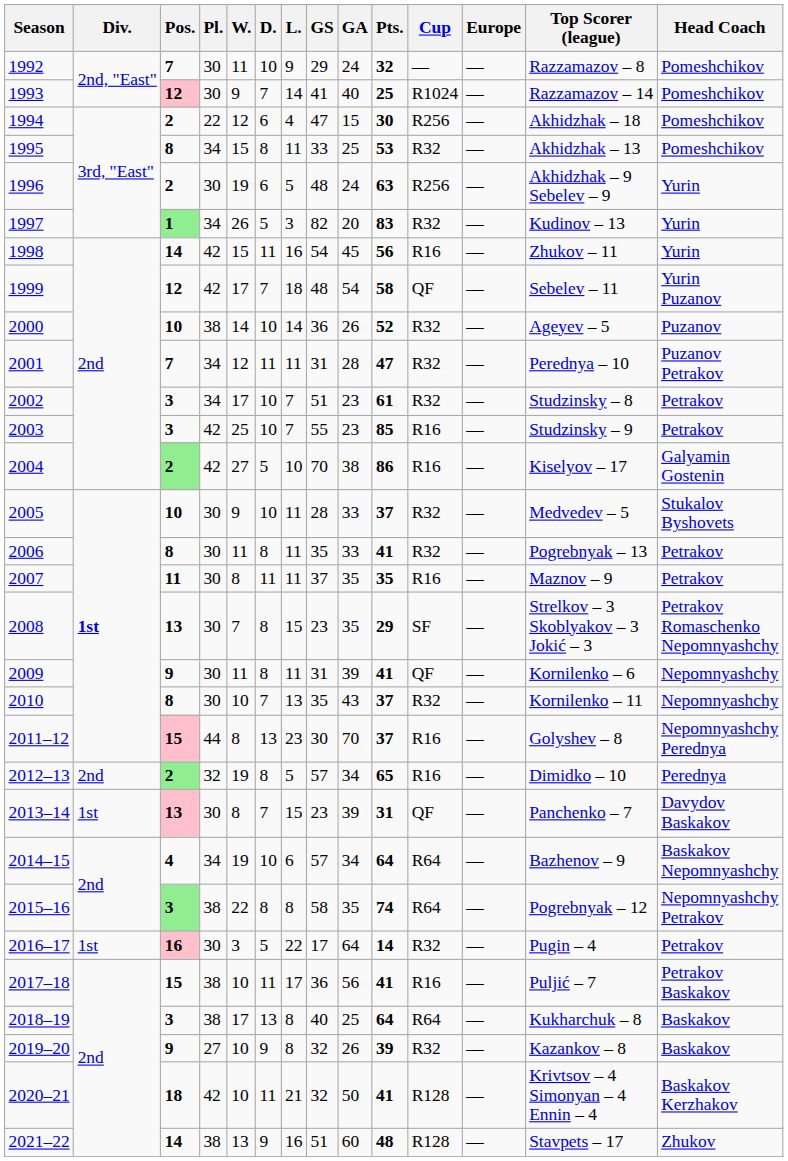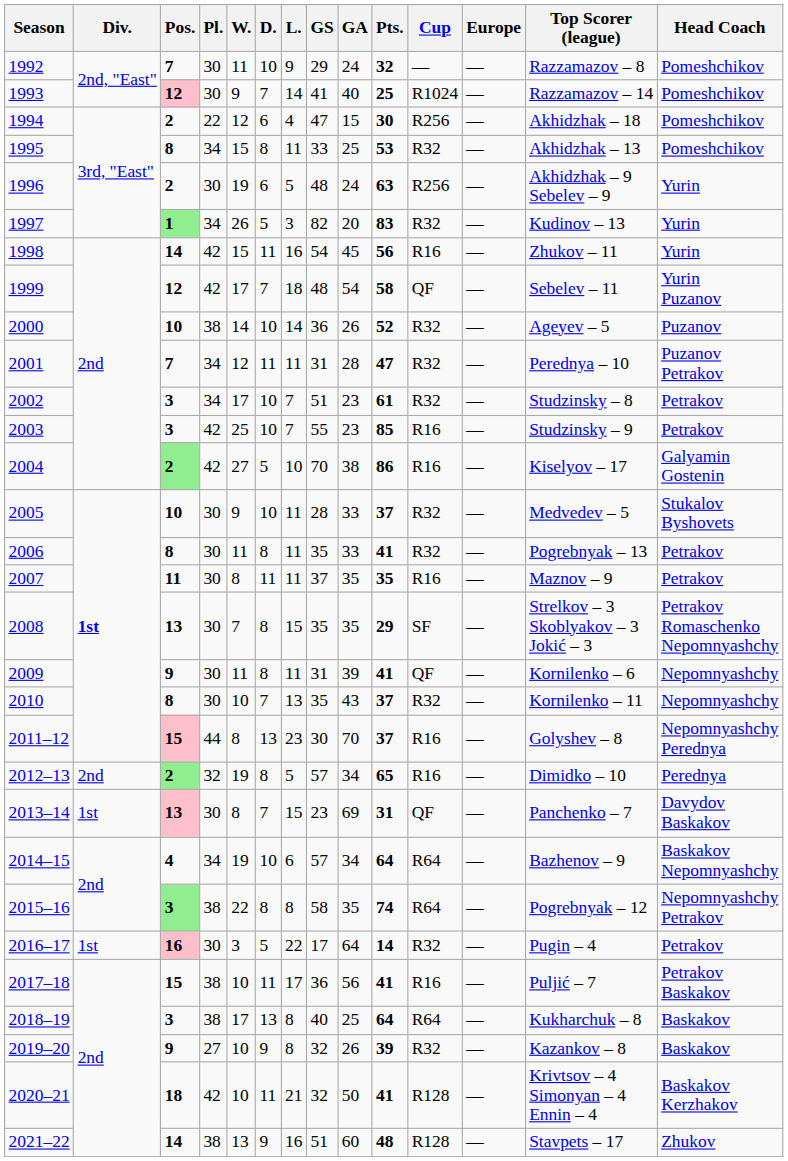(319, 625) 23 -> (319, 625) 35
(351, 813) 39 -> (351, 813) 69
